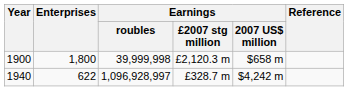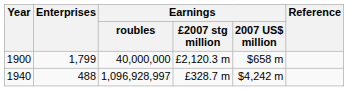(82, 59) 1,800 -> (82, 59) 1,799
(143, 59) 39,999,998 -> (143, 59) 40,000,000
(87, 77) 622 -> (87, 77) 488
